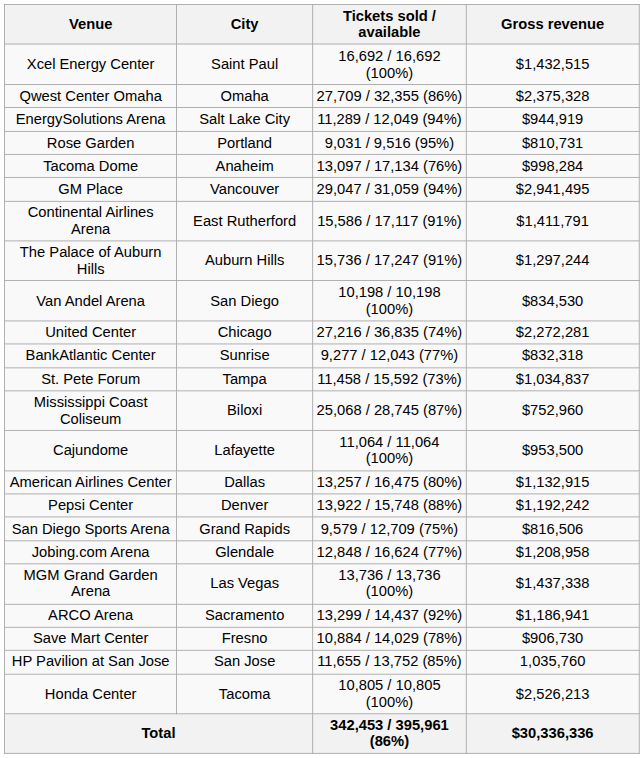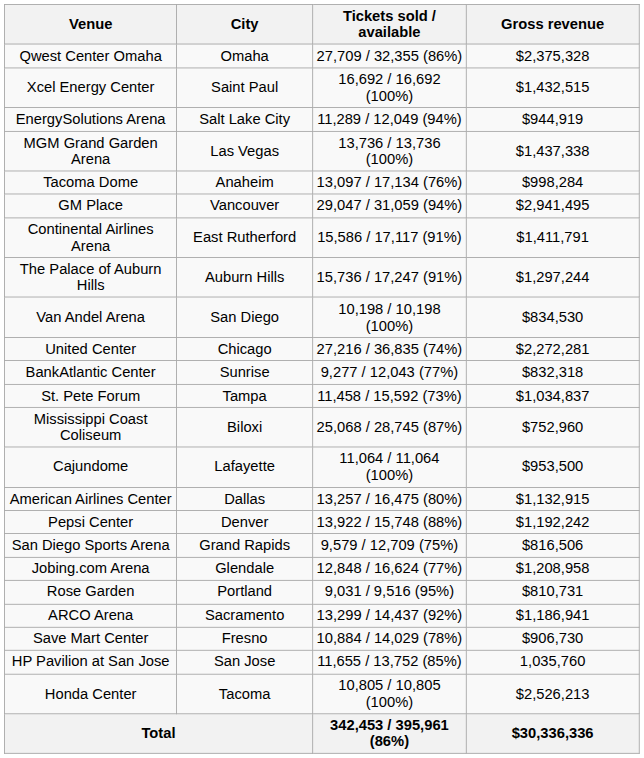rows swapped: (91, 95) <-> (91, 64)
rows swapped: (91, 142) <-> (91, 583)
